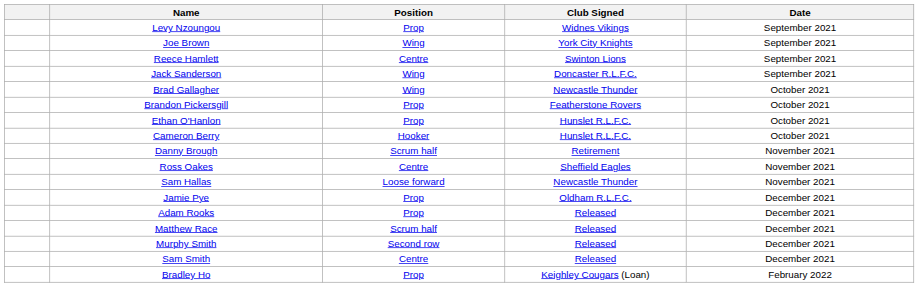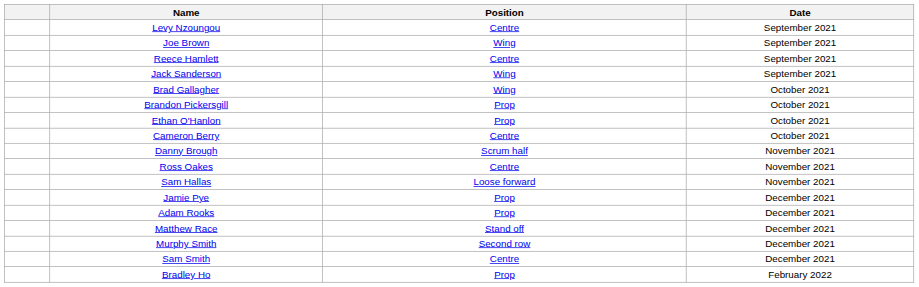- column: (595, 12)
(414, 27) Prop -> (505, 27) Centre
(414, 135) Hooker -> (505, 135) Centre
(414, 228) Scrum half -> (504, 228) Stand off
